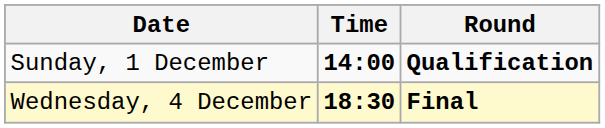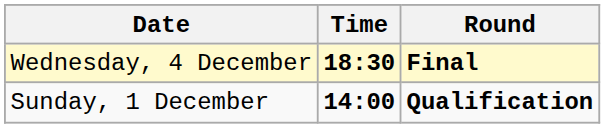rows swapped: (140, 63) <-> (161, 102)
